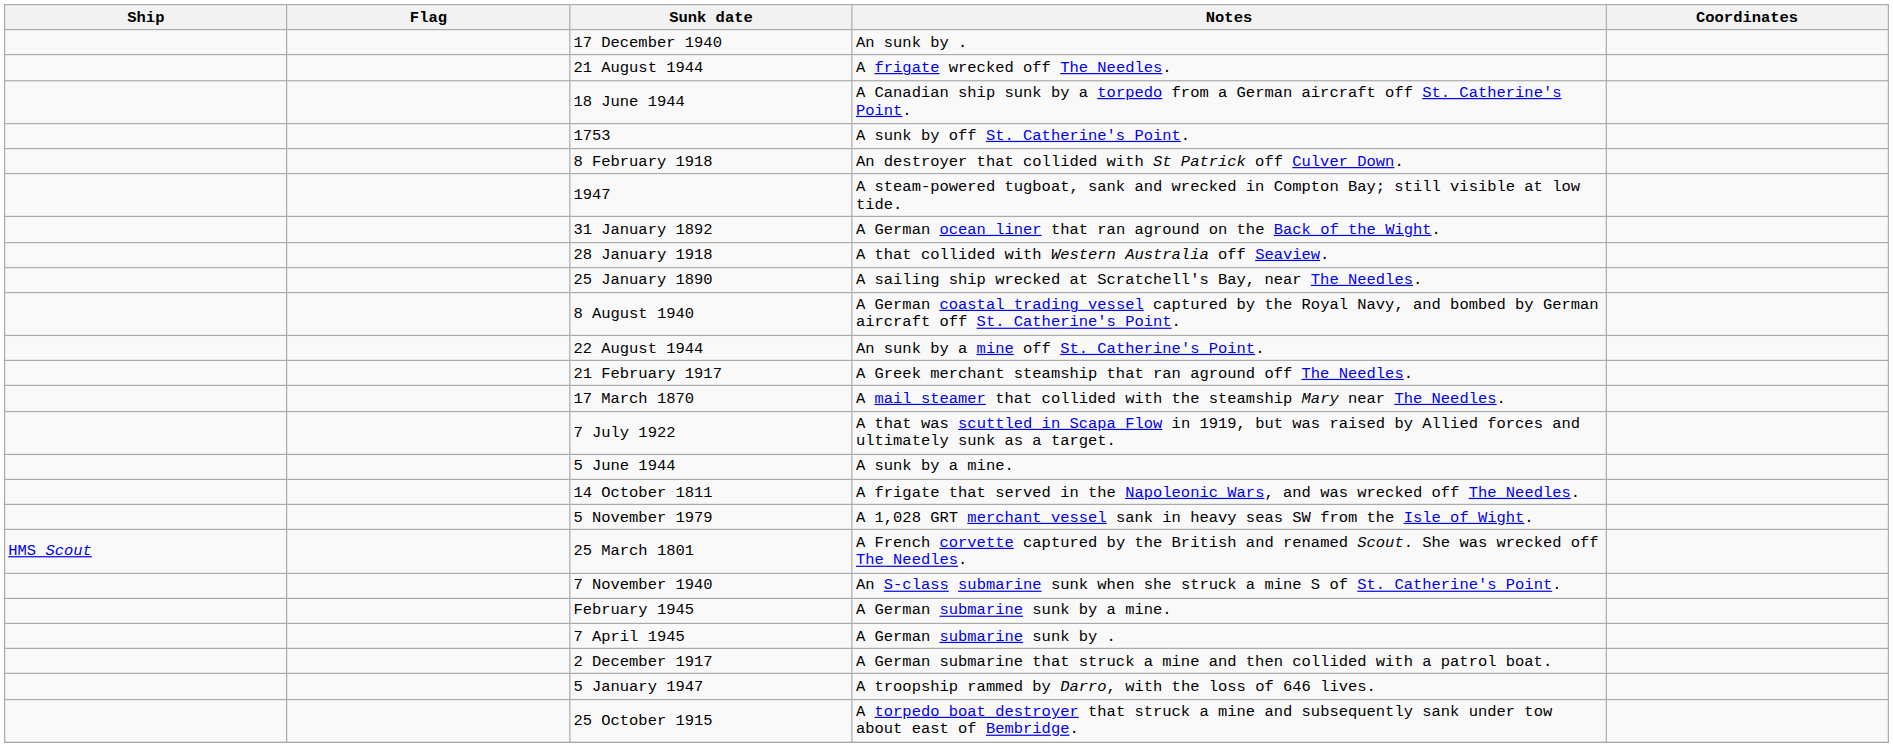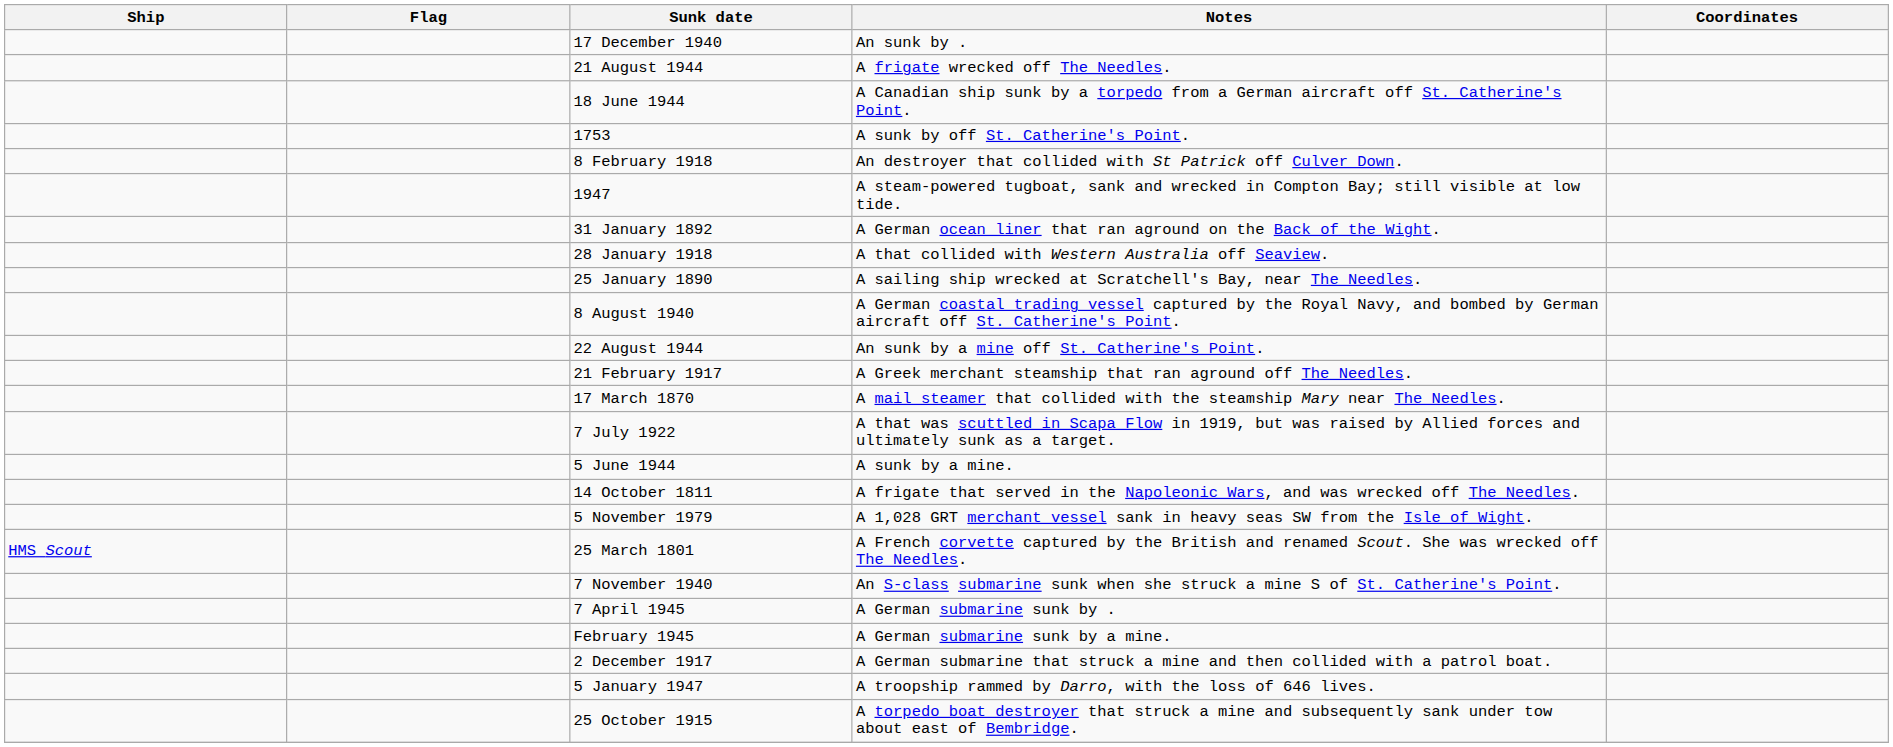rows swapped: (629, 636) <-> (634, 611)
